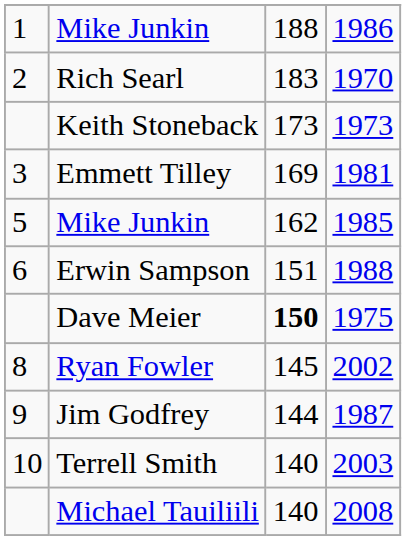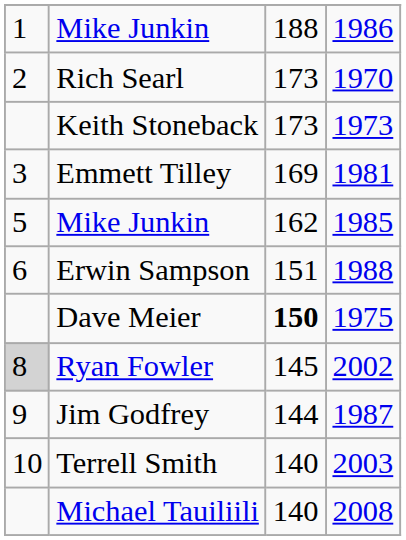(296, 76) 183 -> (296, 76) 173
(20, 366) no background -> (20, 366) lightgrey background
